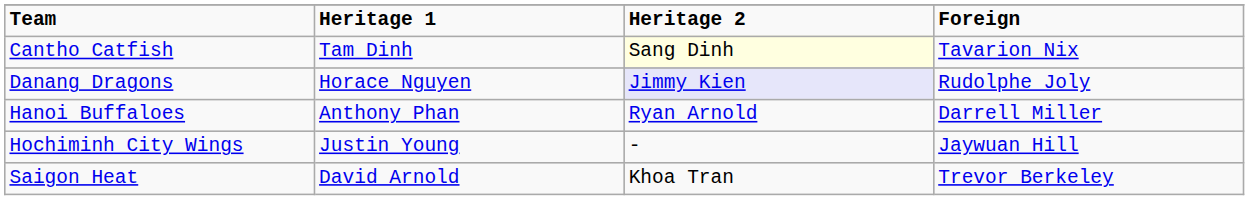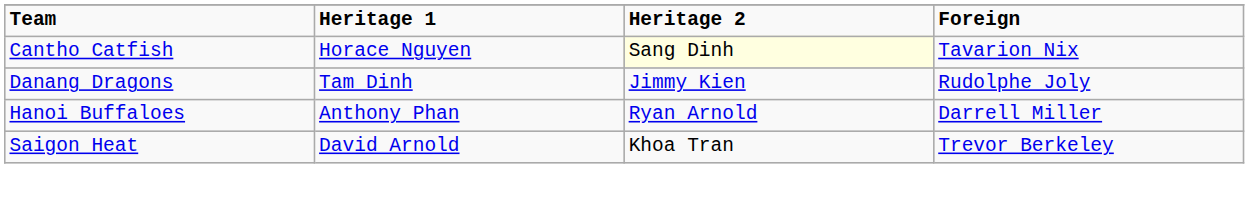(366, 52) Tam Dinh -> (395, 52) Horace Nguyen
(395, 84) Horace Nguyen -> (366, 84) Tam Dinh
(687, 84) lavender background -> (687, 84) no background
- row: (127, 147)
